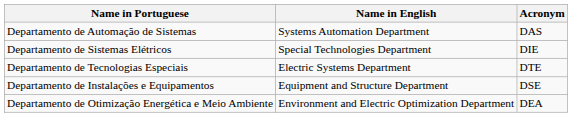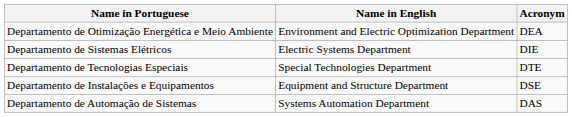rows swapped: (102, 31) <-> (140, 103)
(355, 49) Special Technologies Department -> (344, 49) Electric Systems Department
(344, 67) Electric Systems Department -> (355, 67) Special Technologies Department
